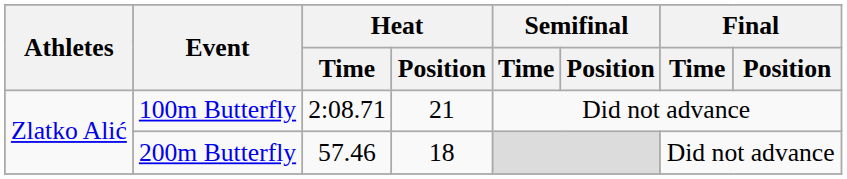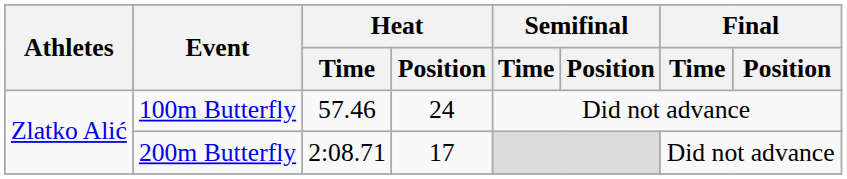(347, 110) 2:08.71 -> (347, 110) 57.46
(442, 110) 21 -> (442, 110) 24
(347, 152) 57.46 -> (347, 152) 2:08.71
(442, 152) 18 -> (442, 152) 17
